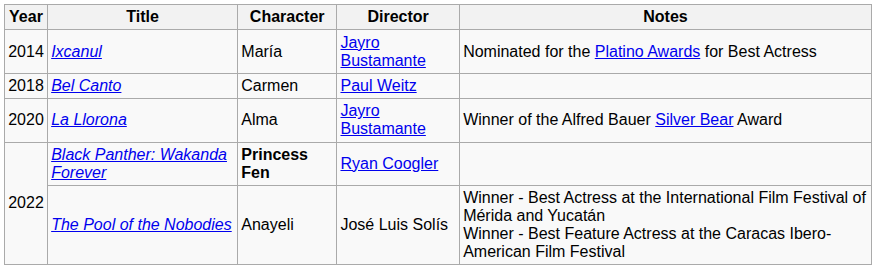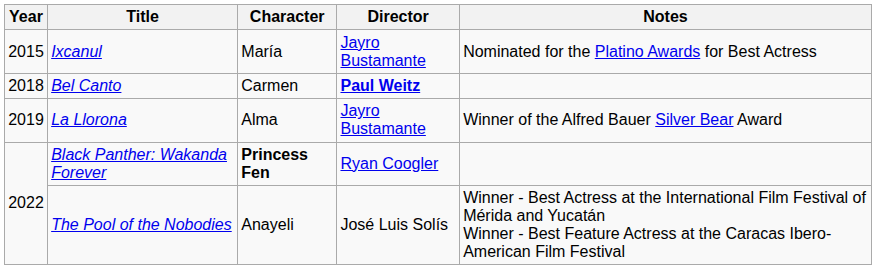(26, 51) 2014 -> (26, 51) 2015
(379, 85) normal -> (380, 85) bold
(26, 120) 2020 -> (26, 120) 2019
